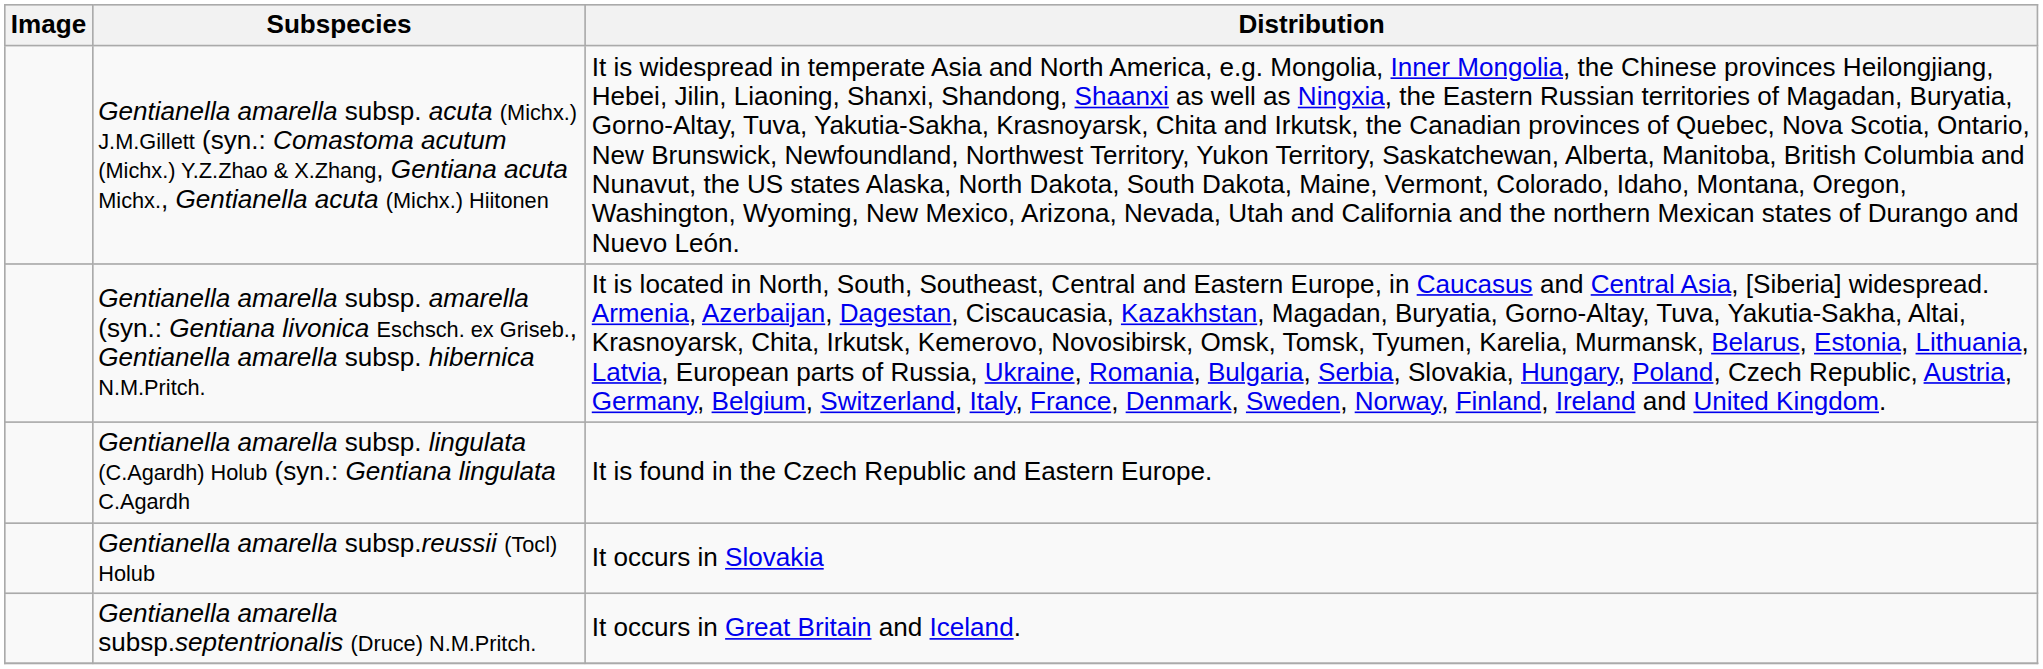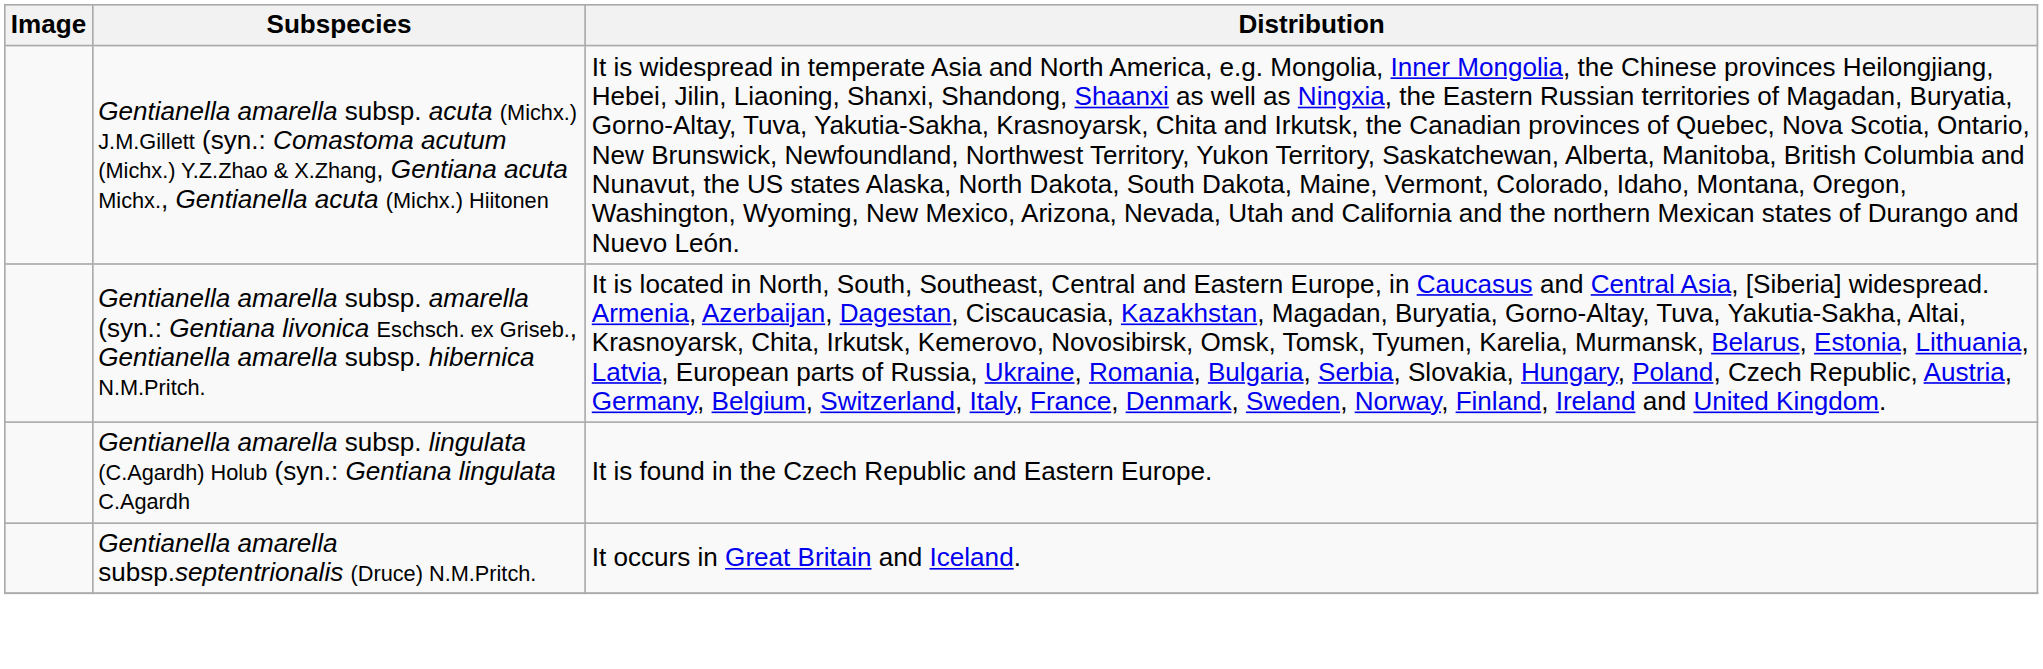- row: (328, 557)
